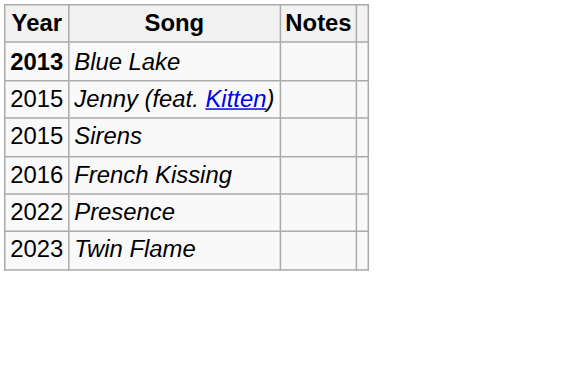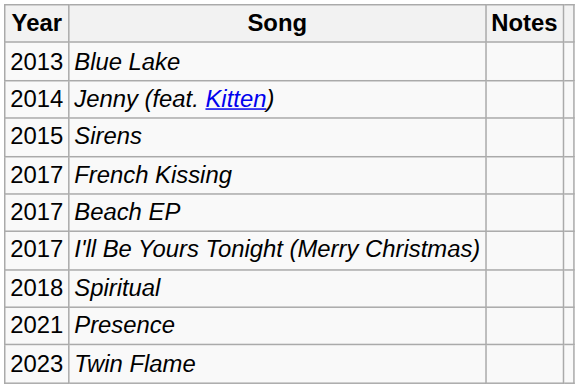(37, 61) bold -> (37, 61) normal
(37, 99) 2015 -> (37, 99) 2014
(37, 174) 2016 -> (37, 174) 2017
+ row: (127, 212)
+ row: (277, 250)
+ row: (117, 288)
(37, 212) 2022 -> (37, 325) 2021
